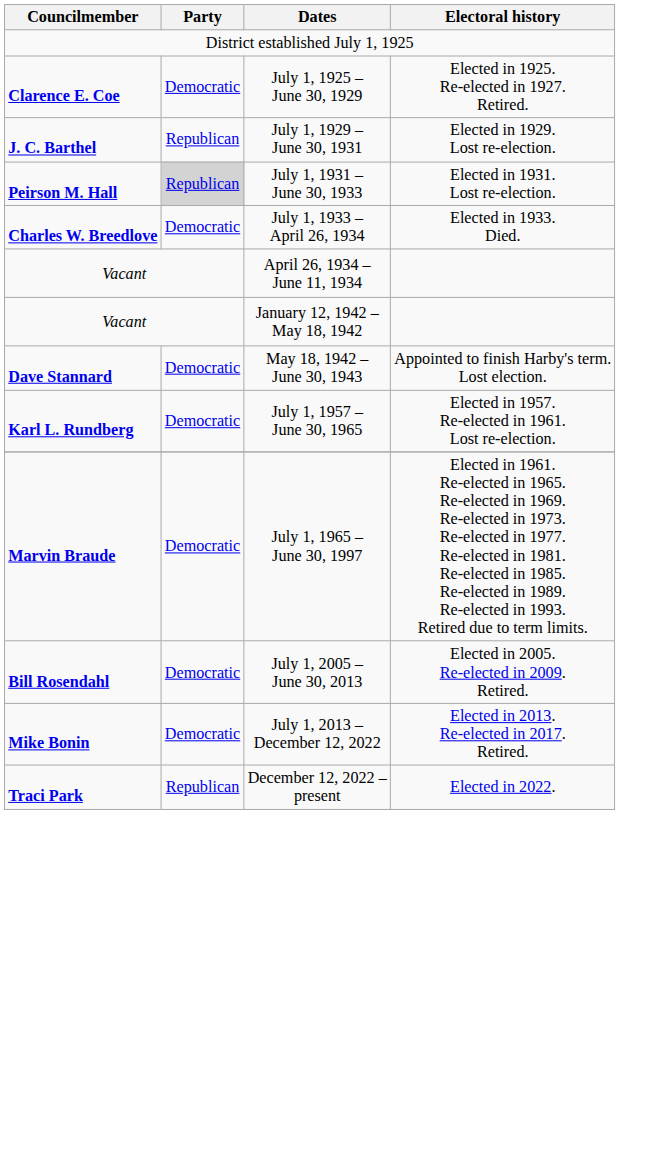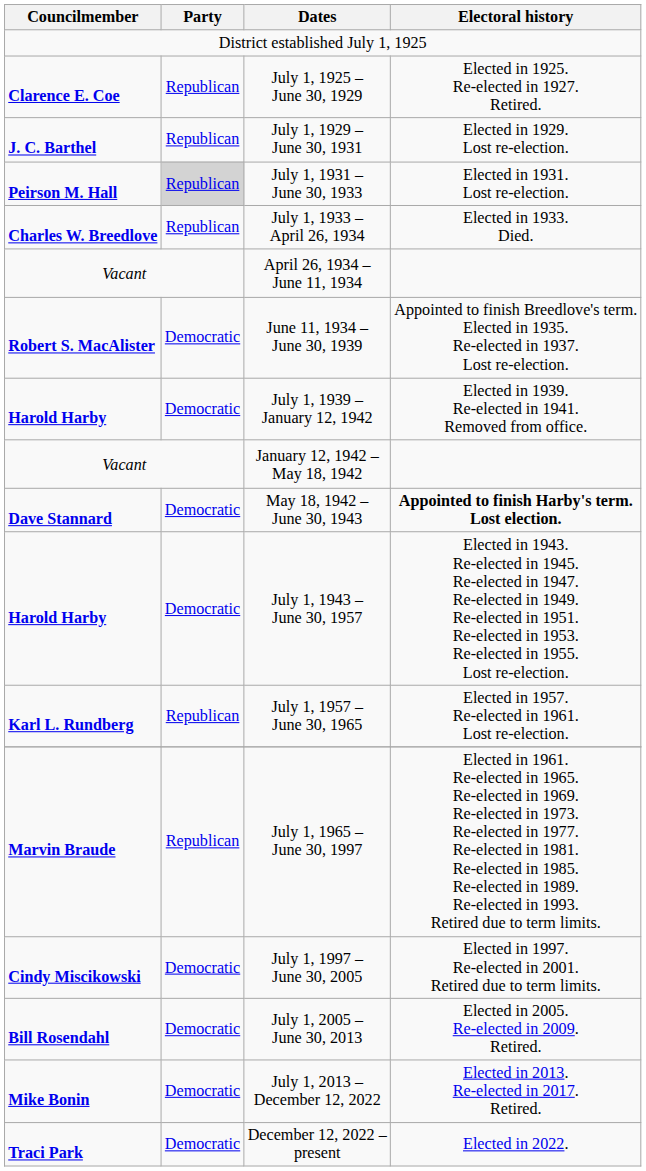(203, 86) Democratic -> (203, 86) Republican
(203, 227) Democratic -> (203, 227) Republican
+ row: (317, 337)
+ row: (317, 408)
(503, 368) normal -> (516, 510) bold
+ row: (317, 608)
(203, 420) Democratic -> (203, 715) Republican
(203, 546) Democratic -> (203, 841) Republican
+ row: (317, 967)
(203, 787) Republican -> (203, 1144) Democratic
